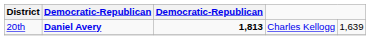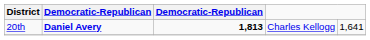(352, 27) 1,639 -> (352, 27) 1,641
